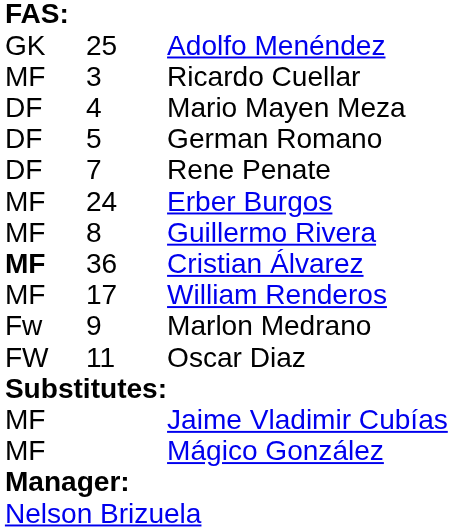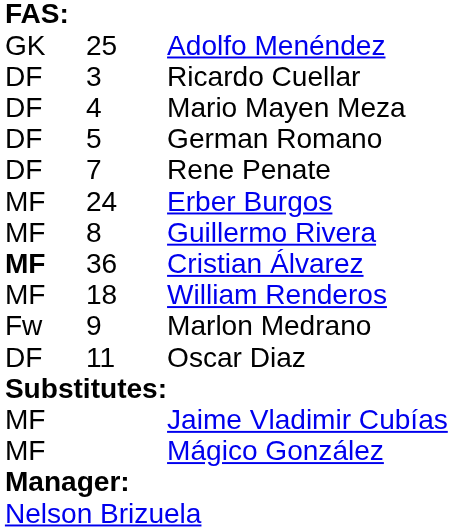(25, 76) MF -> (24, 76) DF
(102, 294) 17 -> (102, 294) 18
(27, 357) FW -> (24, 357) DF
